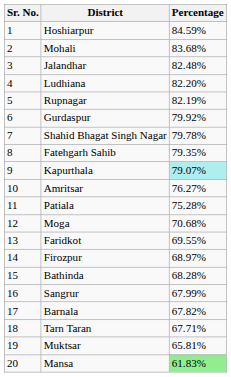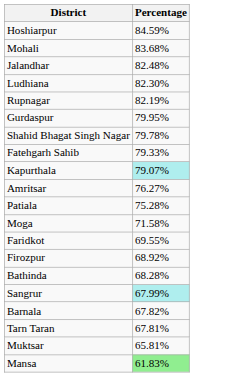- column: (23, 13)
(189, 83) 82.20% -> (152, 83) 82.30%
(189, 118) 79.92% -> (152, 118) 79.95%
(189, 153) 79.35% -> (152, 153) 79.33%
(189, 223) 70.68% -> (152, 223) 71.58%
(189, 258) 68.97% -> (152, 258) 68.92%
(189, 293) no background -> (152, 293) paleturquoise background
(189, 328) 67.71% -> (152, 328) 67.81%
